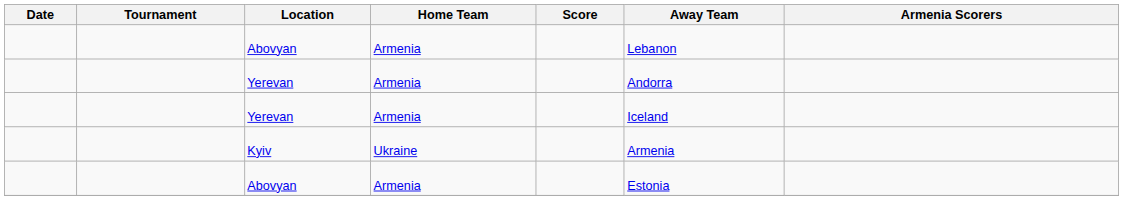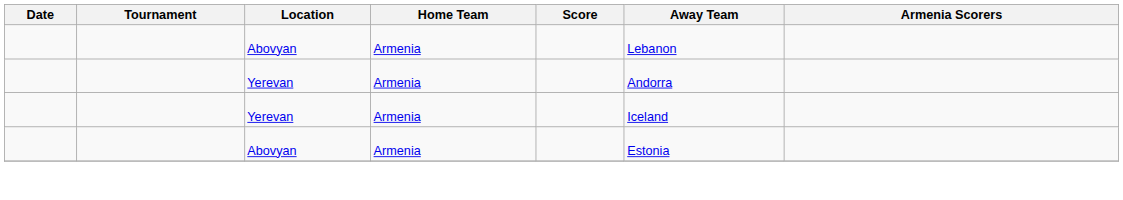- row: (259, 151)
